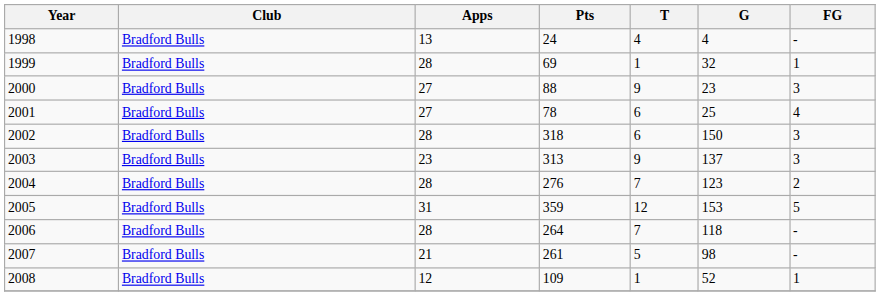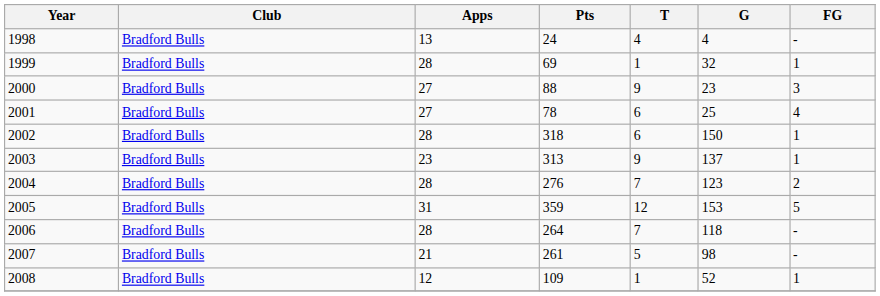(796, 135) 3 -> (796, 135) 1
(796, 159) 3 -> (796, 159) 1
